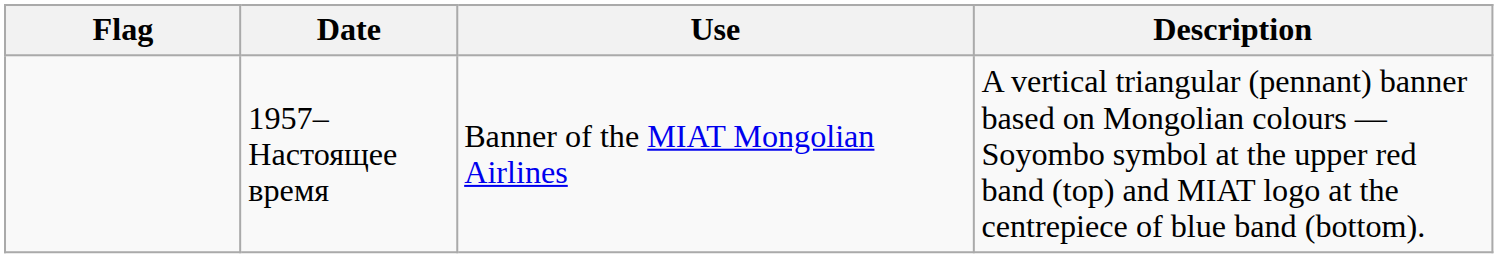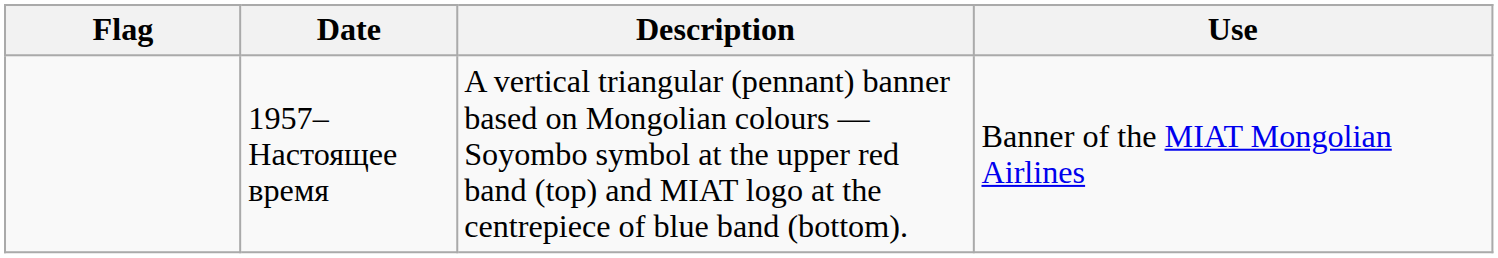columns swapped: (715, 30) <-> (1233, 30)
